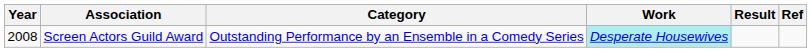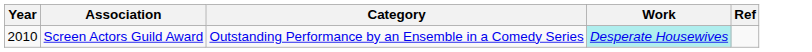- column: (755, 15)
(22, 36) 2008 -> (22, 36) 2010
